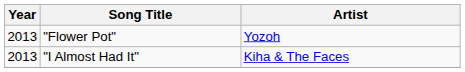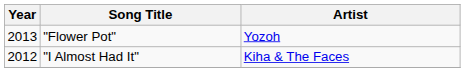(22, 57) 2013 -> (22, 57) 2012
